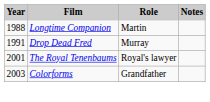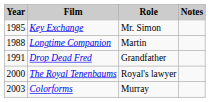+ row: (56, 28)
(135, 43) Murray -> (144, 58) Grandfather
(16, 58) 2001 -> (16, 74) 2000
(144, 74) Grandfather -> (135, 89) Murray
